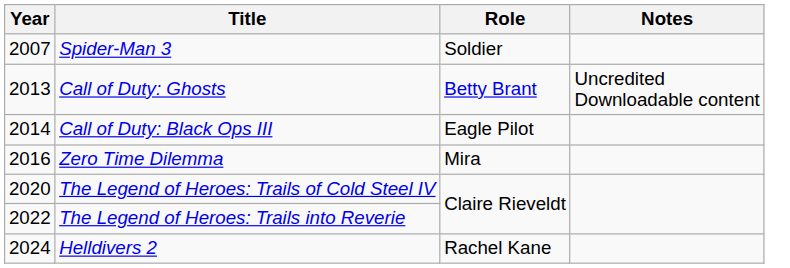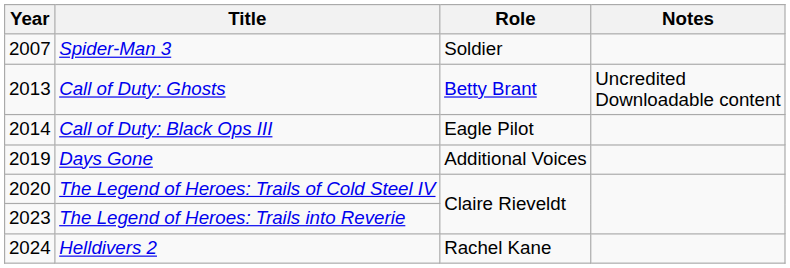- row: (141, 159)
+ row: (106, 159)
(30, 218) 2022 -> (30, 218) 2023
